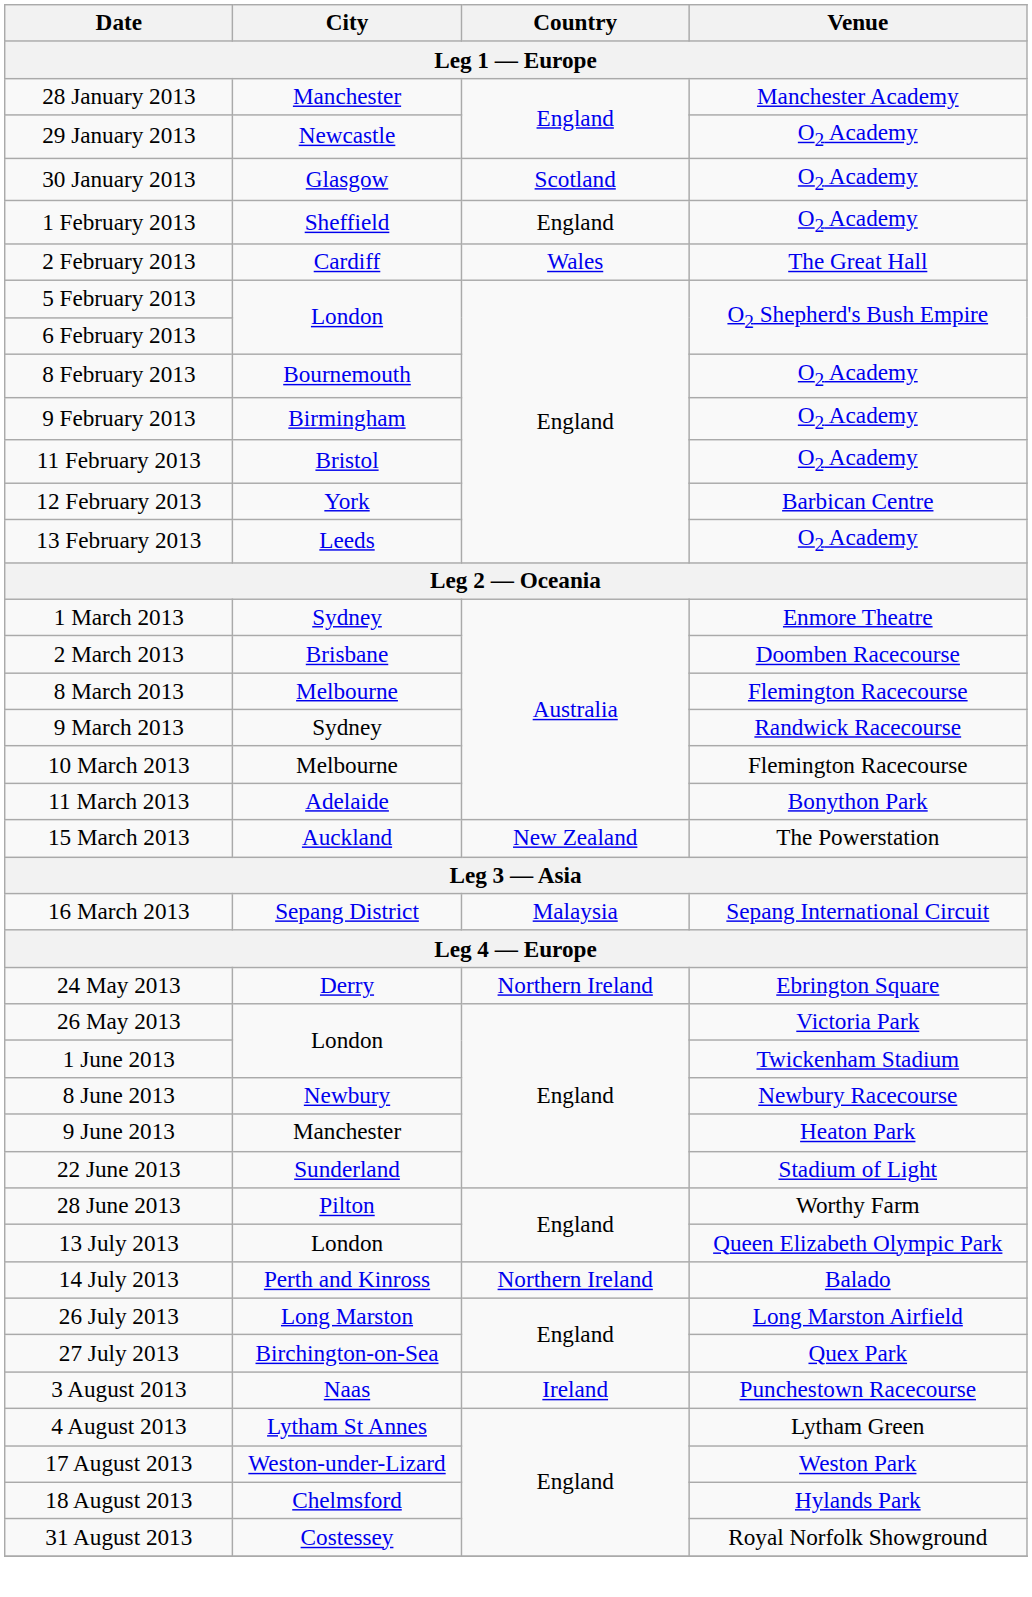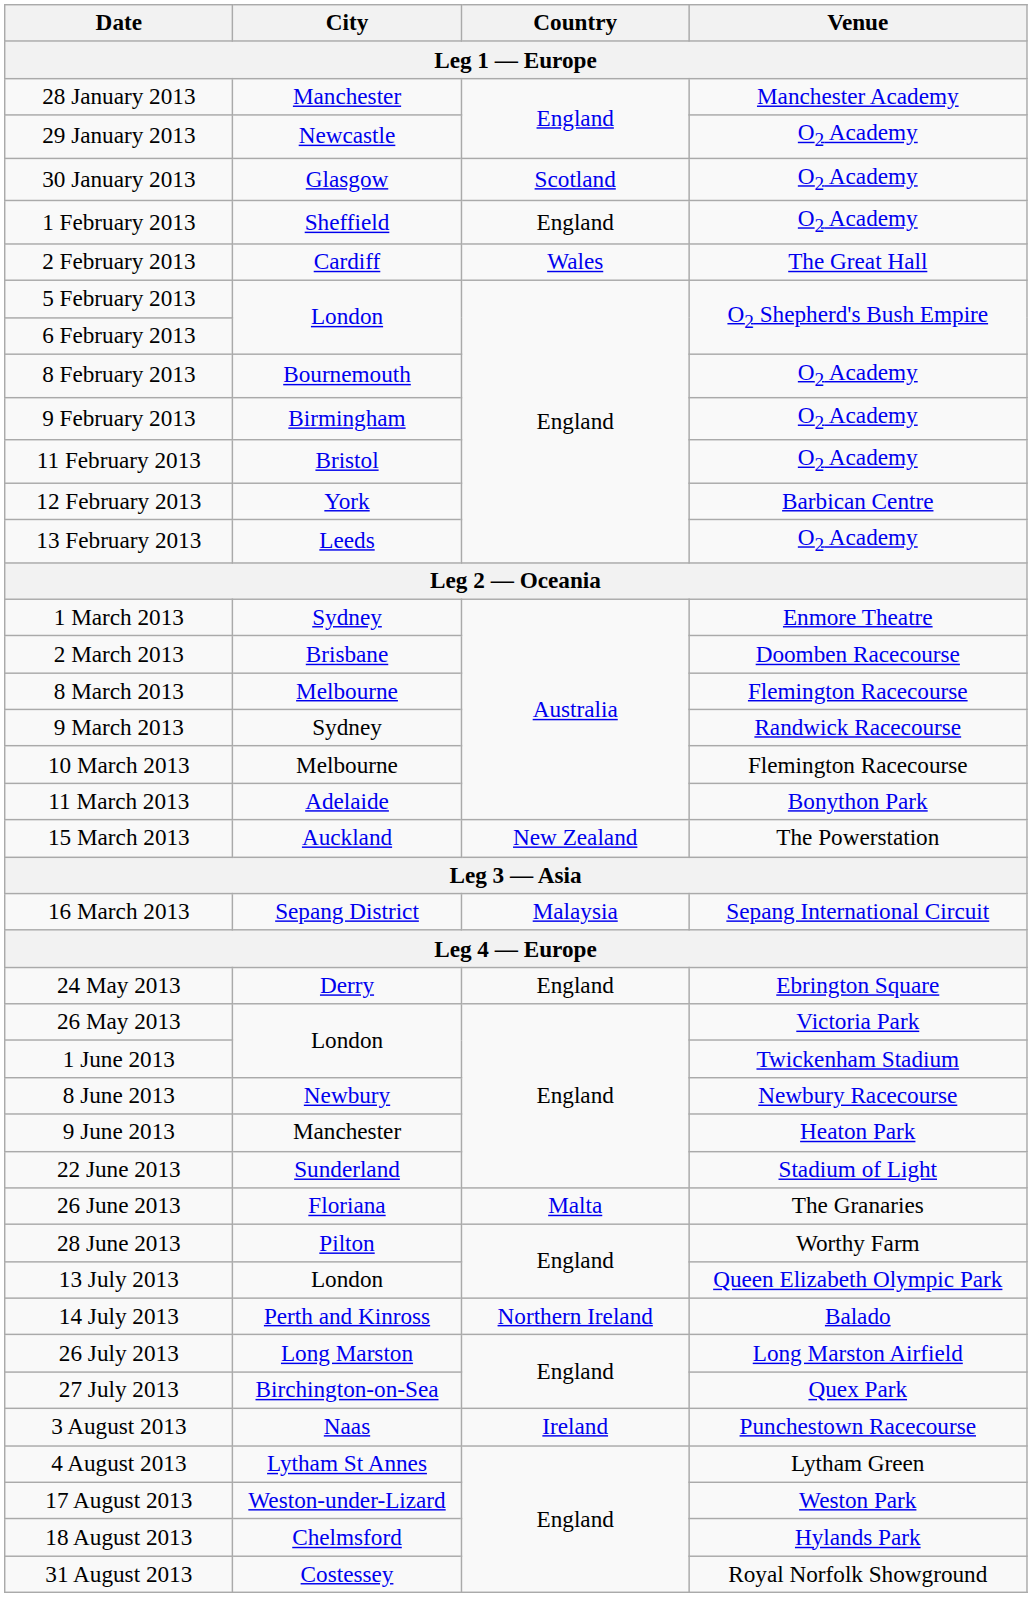(575, 985) Northern Ireland -> (575, 985) England
+ row: (119, 1206)
